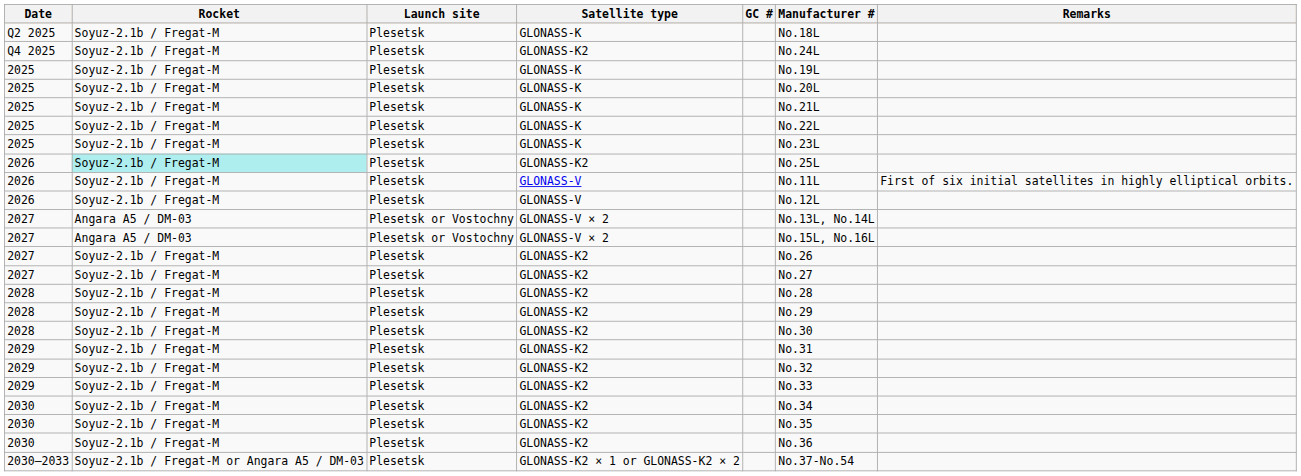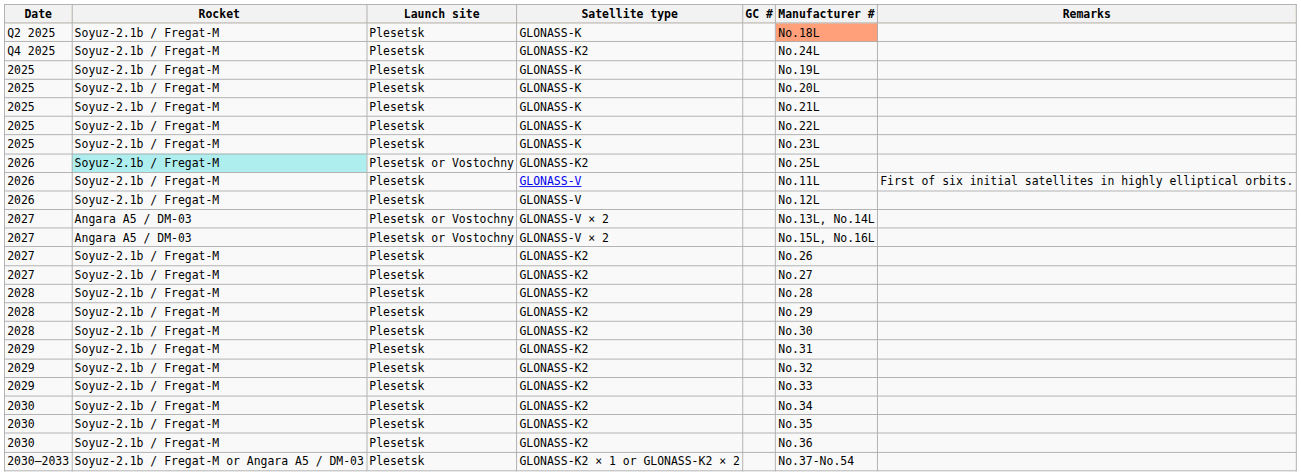(799, 32) no background -> (799, 32) lightsalmon background
(397, 163) Plesetsk -> (442, 163) Plesetsk or Vostochny
